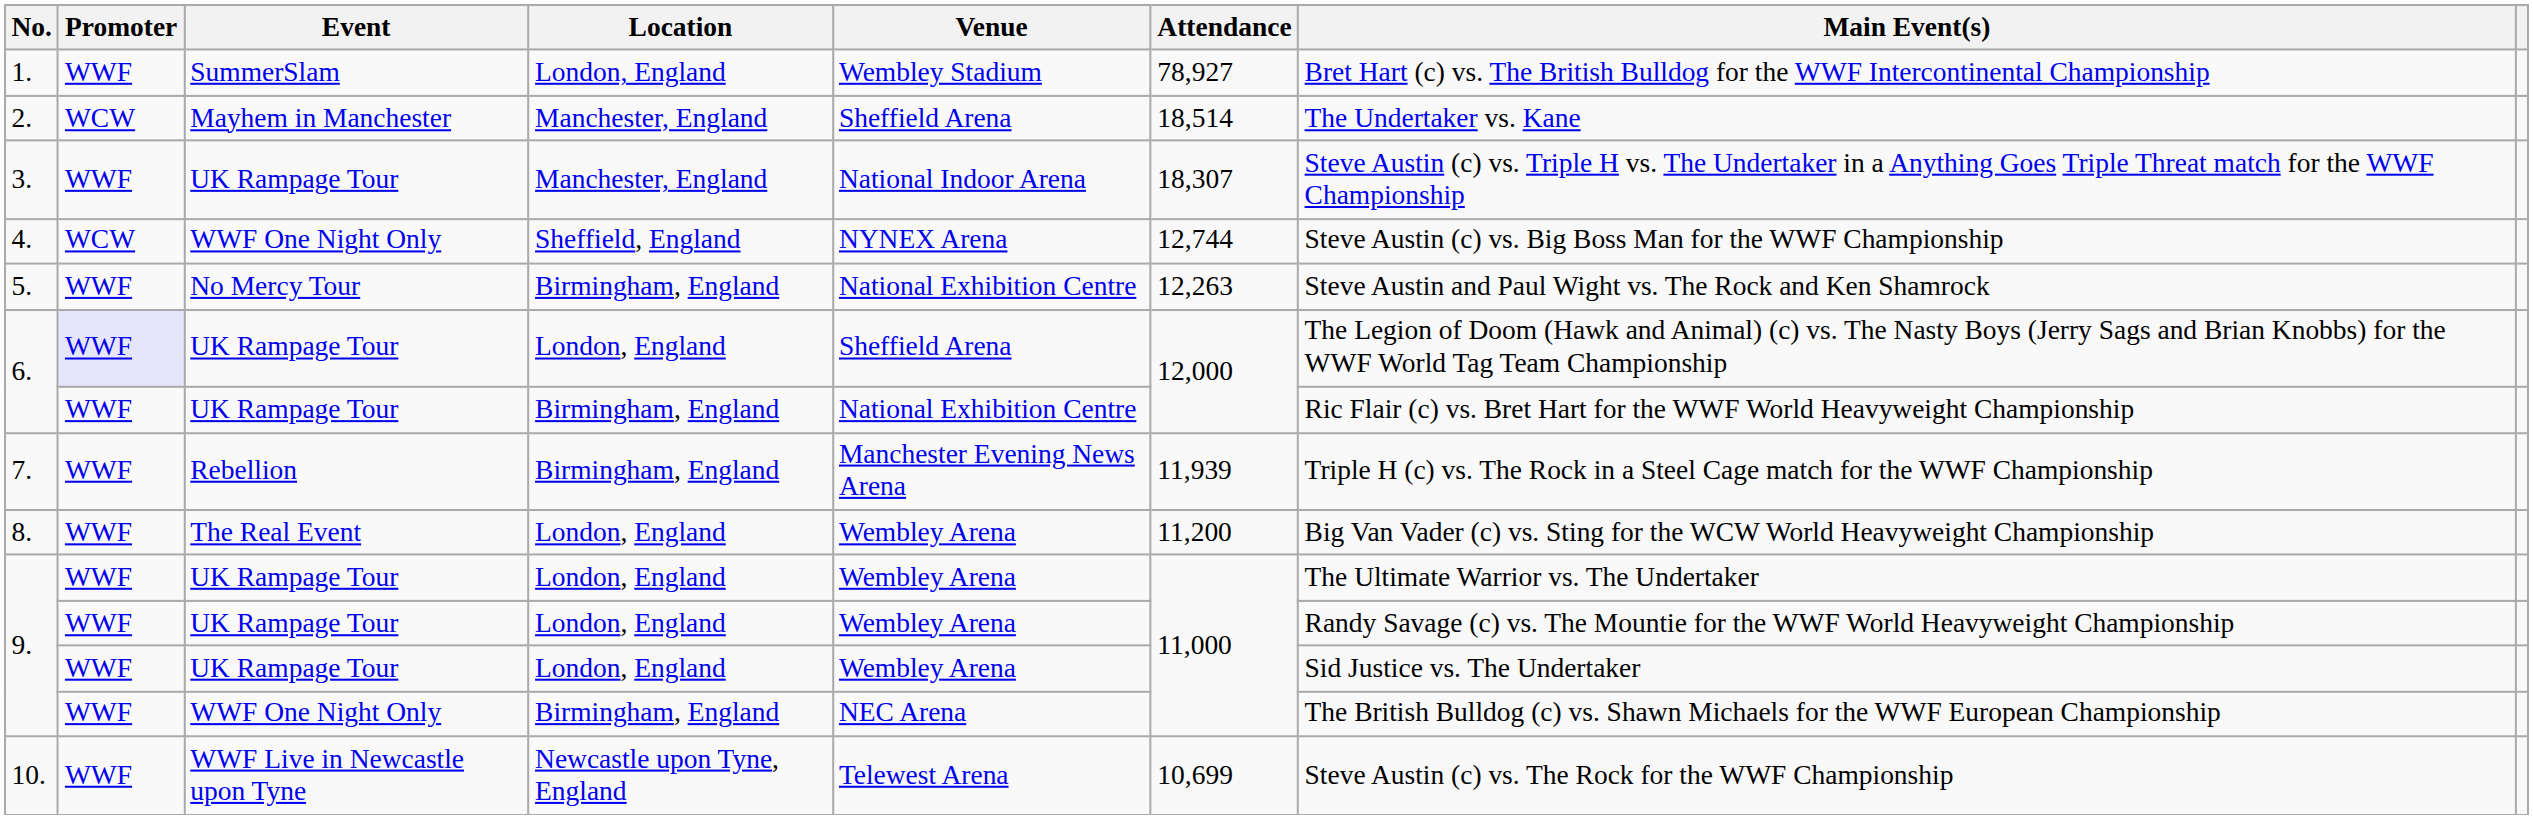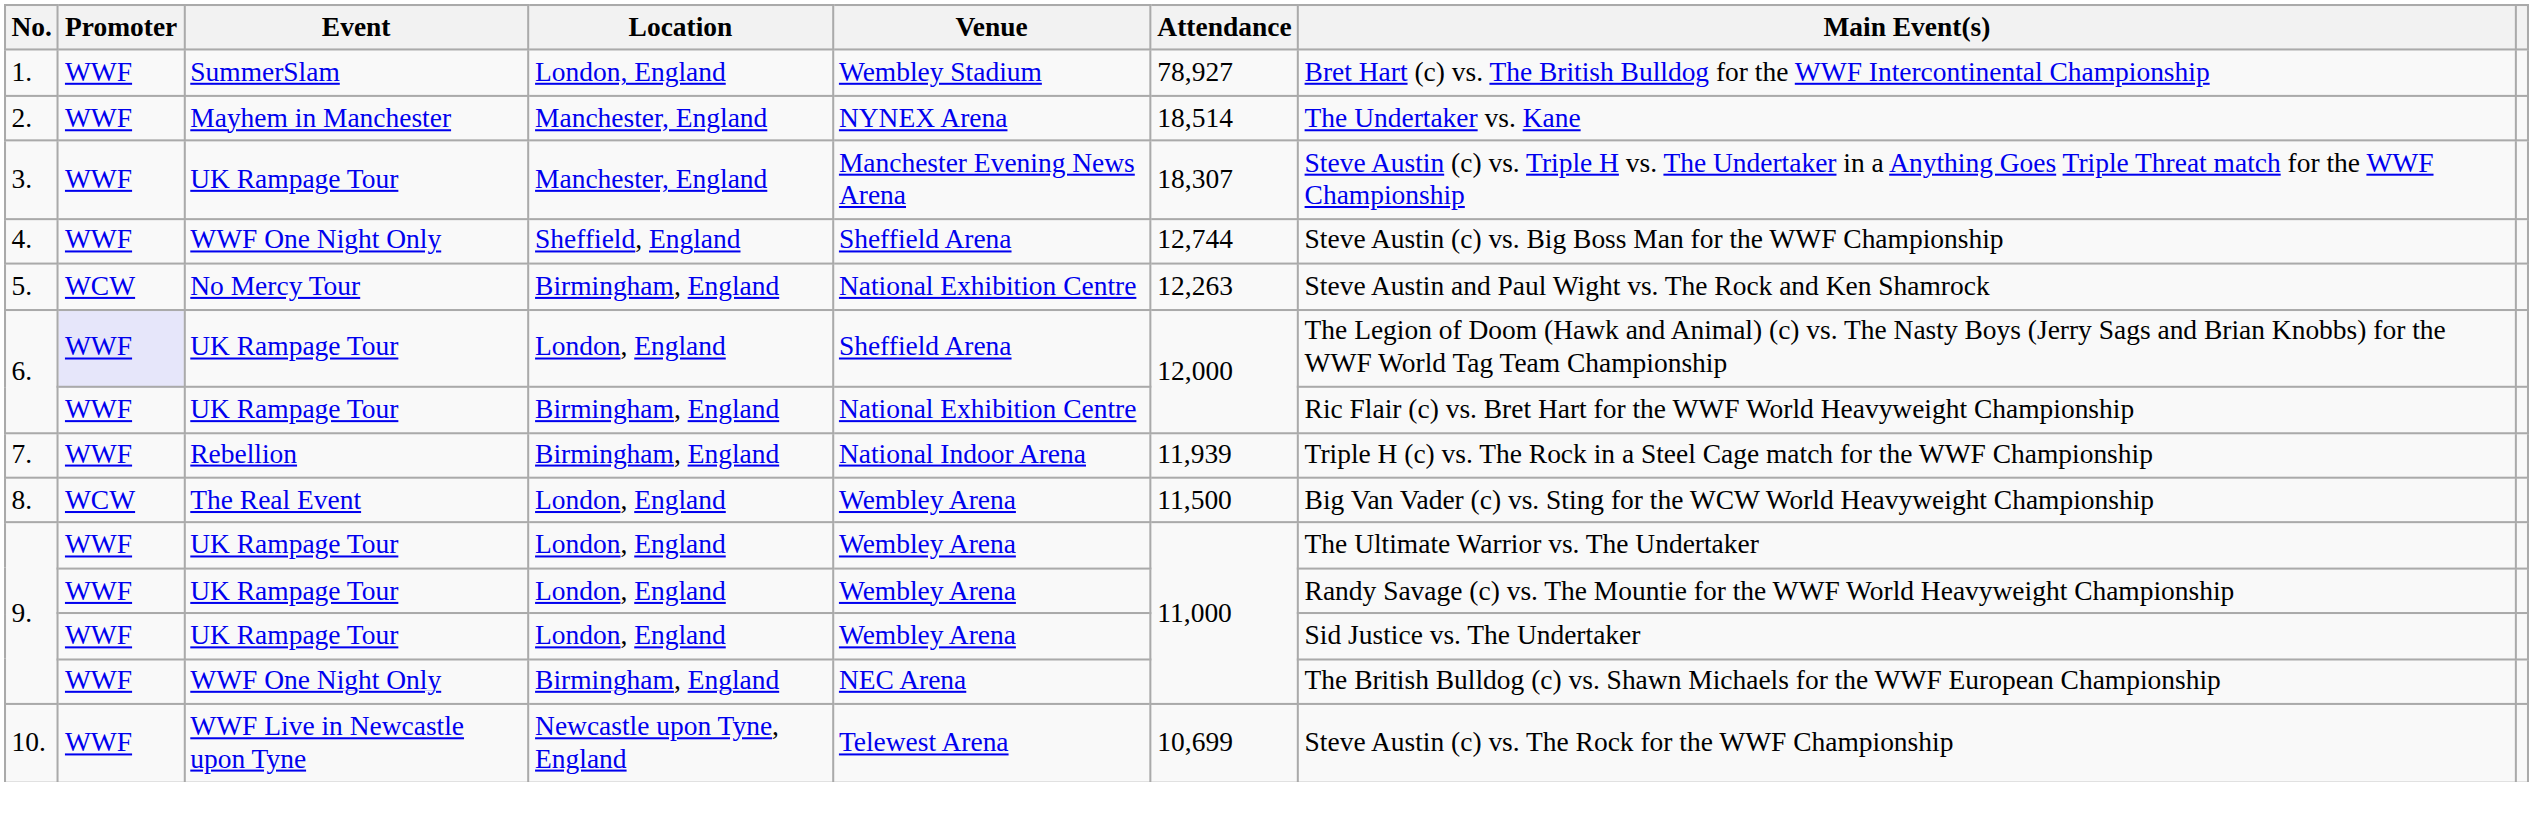(100, 117) WCW -> (99, 117) WWF
(925, 117) Sheffield Arena -> (923, 117) NYNEX Arena
(962, 178) National Indoor Arena -> (987, 178) Manchester Evening News Arena
(100, 240) WCW -> (99, 240) WWF
(923, 240) NYNEX Arena -> (925, 240) Sheffield Arena
(99, 285) WWF -> (100, 285) WCW
(987, 470) Manchester Evening News Arena -> (962, 453) National Indoor Arena
(99, 531) WWF -> (100, 499) WCW
(1195, 531) 11,200 -> (1195, 499) 11,500
